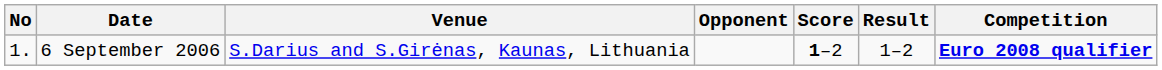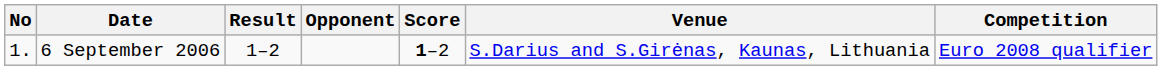columns swapped: (460, 20) <-> (896, 20)
(1046, 50) bold -> (1046, 50) normal
